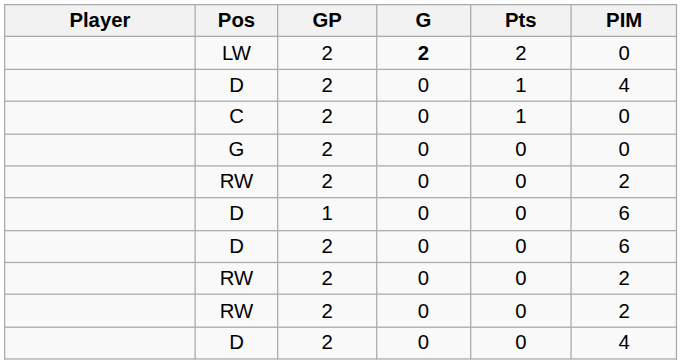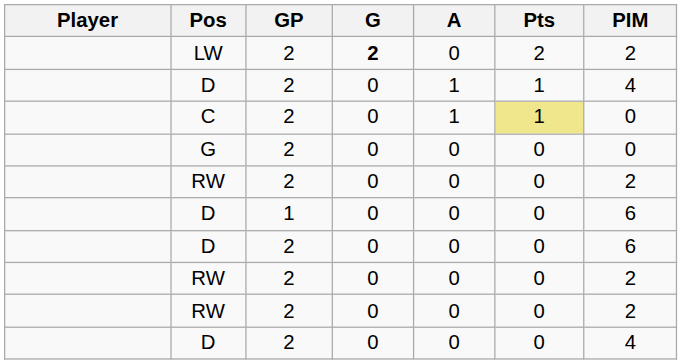+ column: (454, 20)
(624, 52) 0 -> (630, 52) 2
(521, 117) no background -> (539, 117) khaki background
